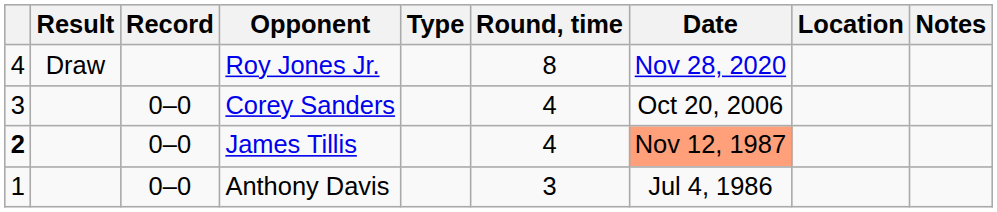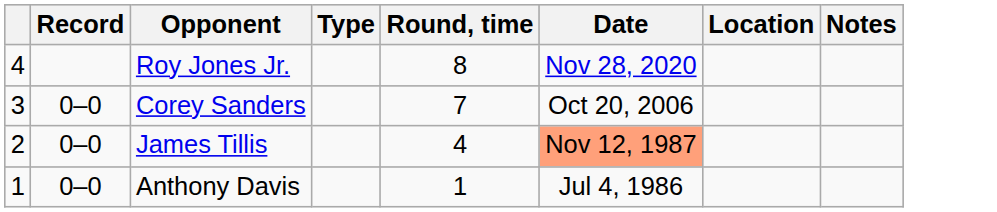- column: (75, 24)
(550, 105) 4 -> (460, 105) 7
(18, 145) bold -> (18, 145) normal
(550, 186) 3 -> (460, 186) 1
